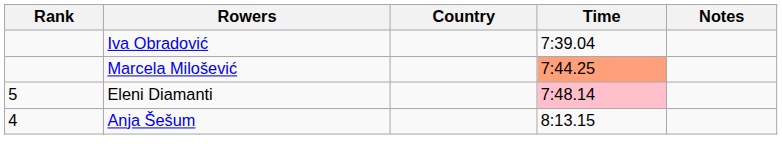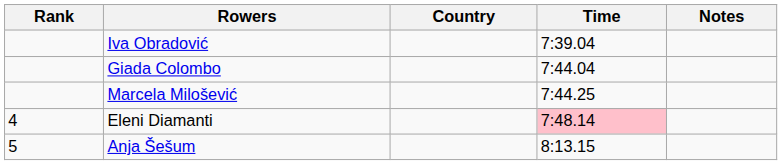+ row: (164, 69)
(568, 69) lightsalmon background -> (568, 95) no background
(13, 95) 5 -> (13, 120) 4
(13, 120) 4 -> (13, 146) 5
